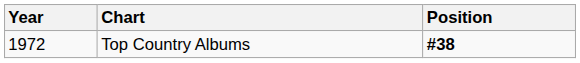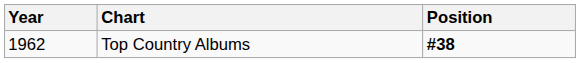(27, 44) 1972 -> (27, 44) 1962
